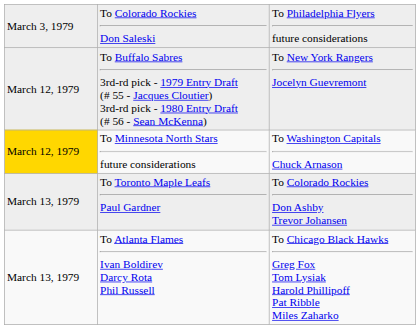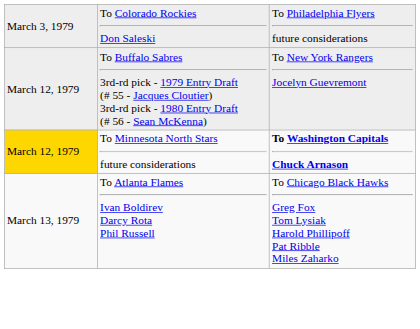(342, 151) normal -> (342, 151) bold
- row: (183, 195)
